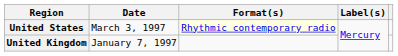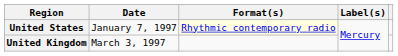(128, 28) March 3, 1997 -> (134, 28) January 7, 1997
(134, 43) January 7, 1997 -> (128, 43) March 3, 1997
